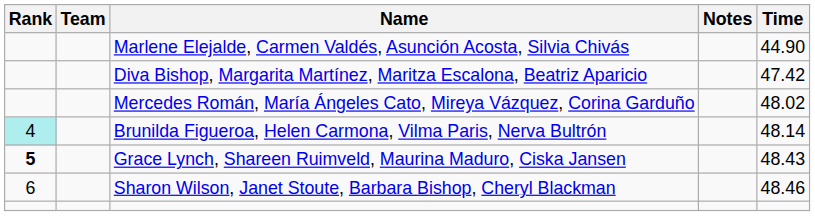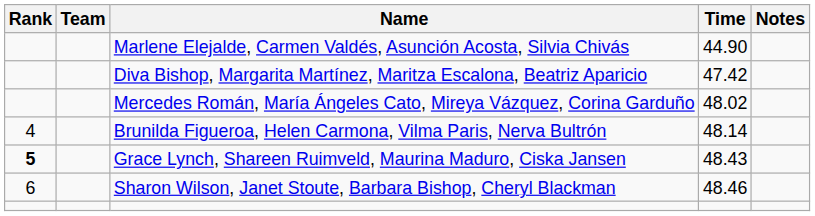columns swapped: (783, 19) <-> (728, 19)
(30, 131) paleturquoise background -> (30, 131) no background
